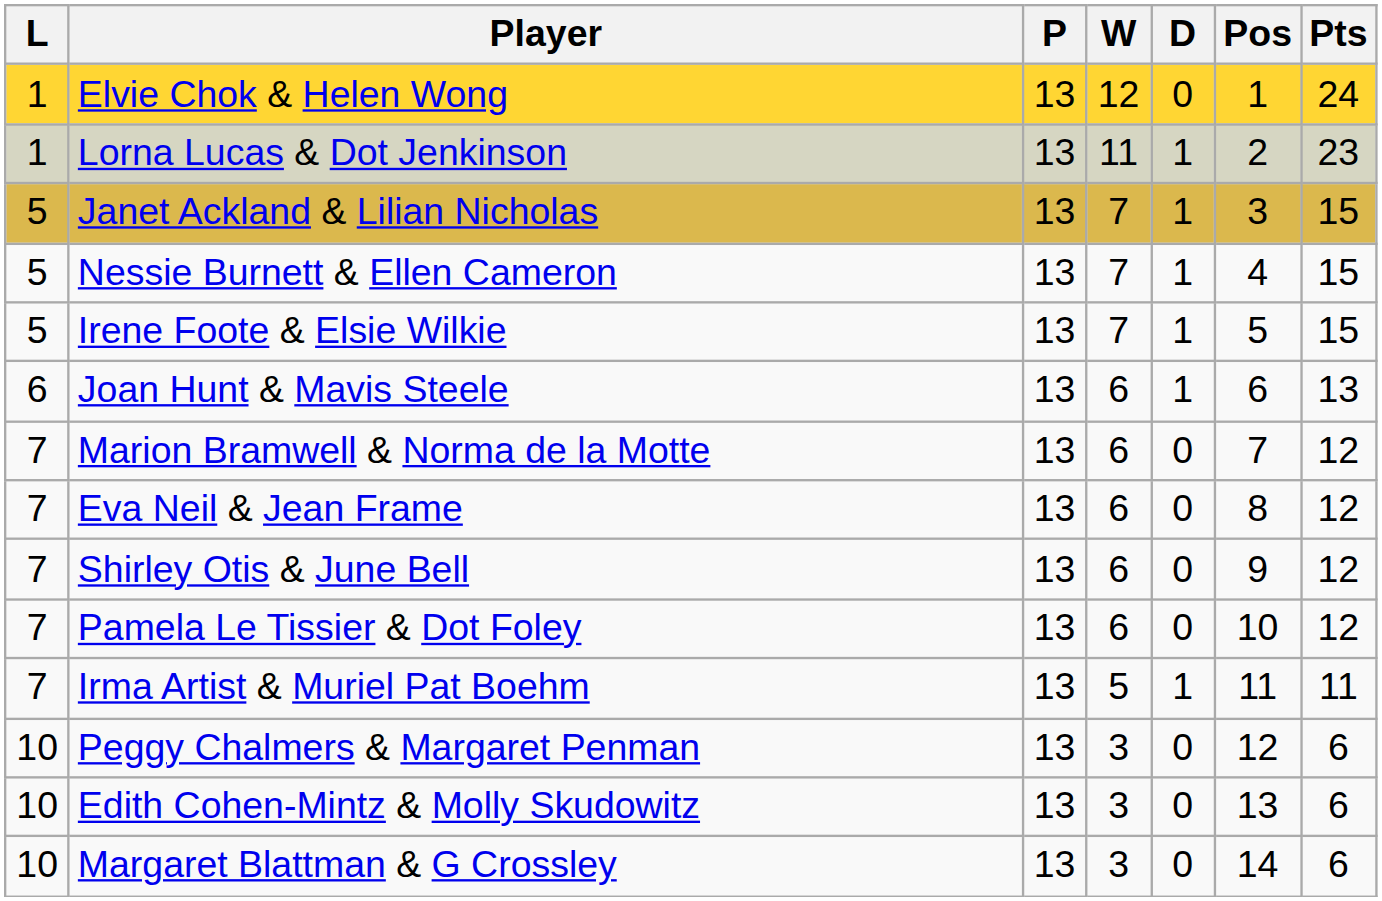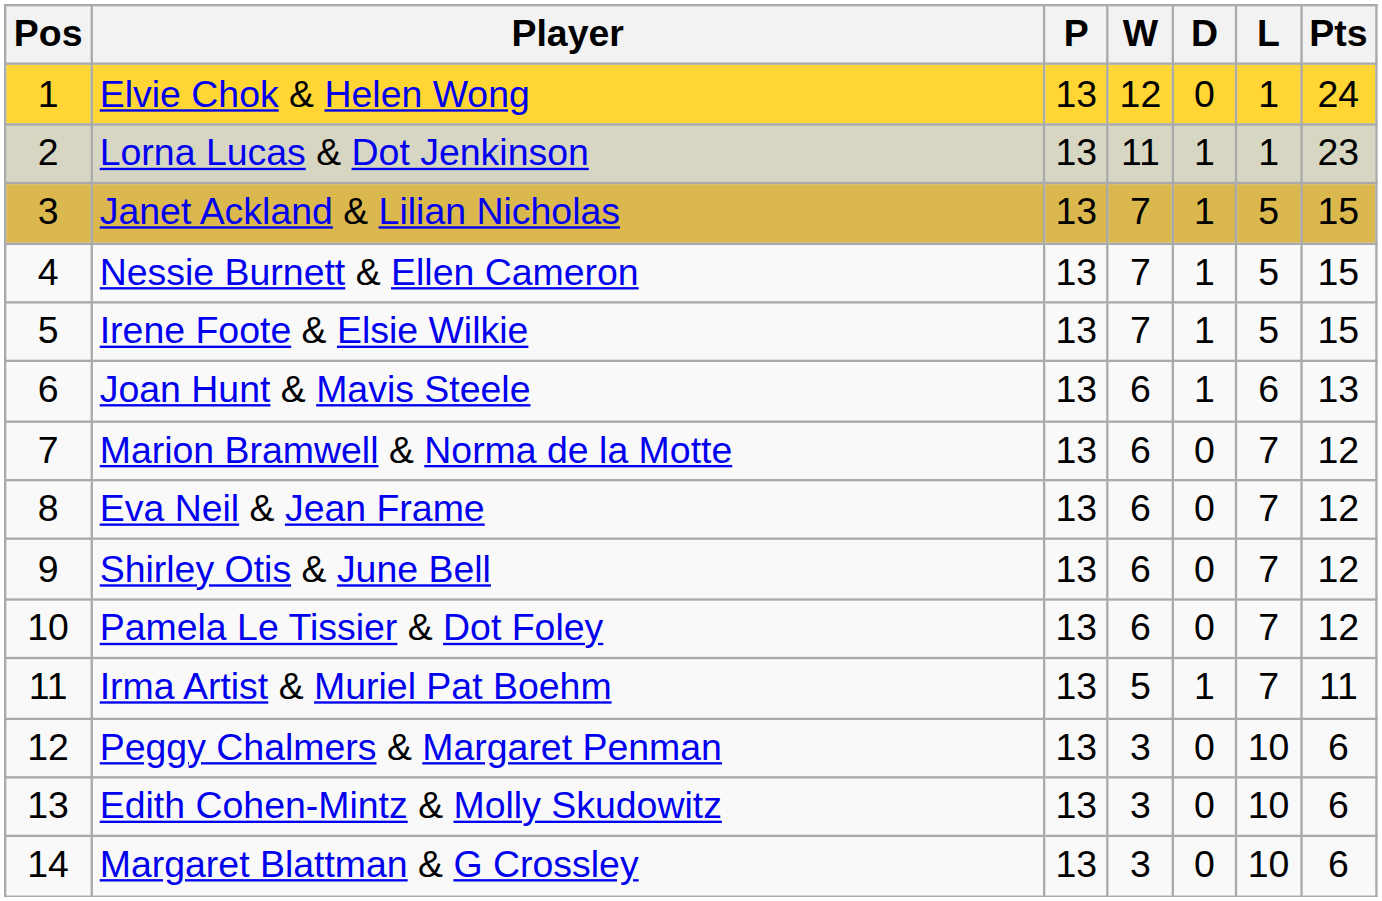columns swapped: (1258, 34) <-> (37, 34)
